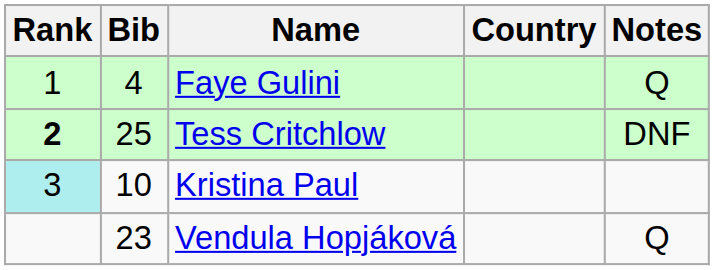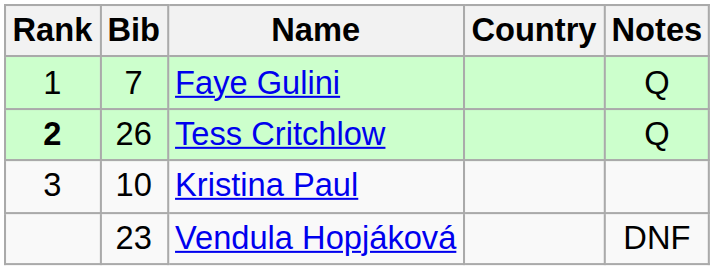(134, 82) 4 -> (134, 82) 7
(134, 133) 25 -> (134, 133) 26
(657, 133) DNF -> (657, 133) Q
(52, 185) paleturquoise background -> (52, 185) no background
(657, 237) Q -> (657, 237) DNF
